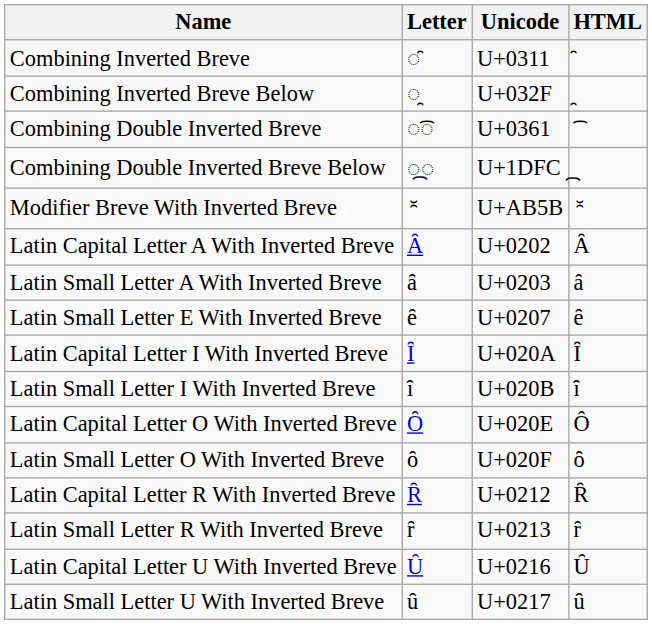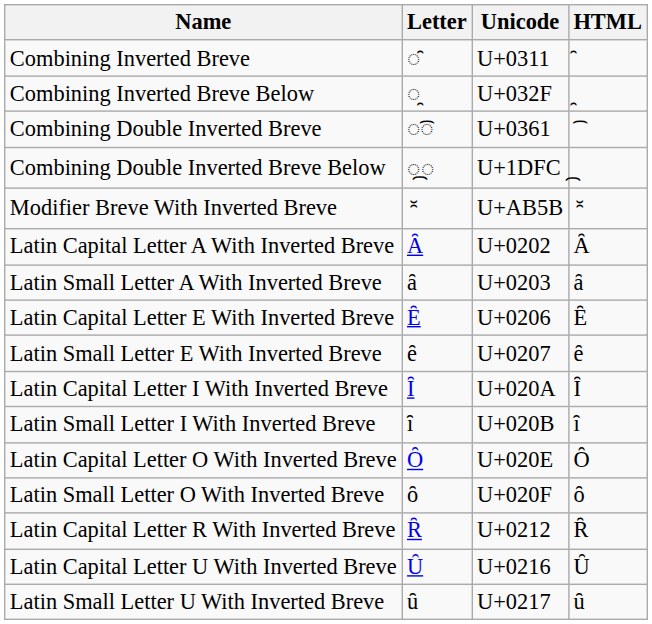+ row: (202, 317)
- row: (196, 530)
